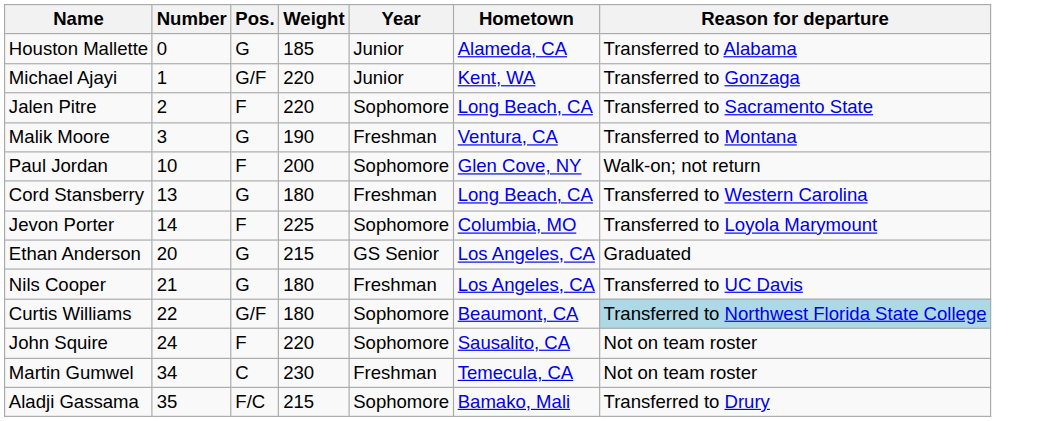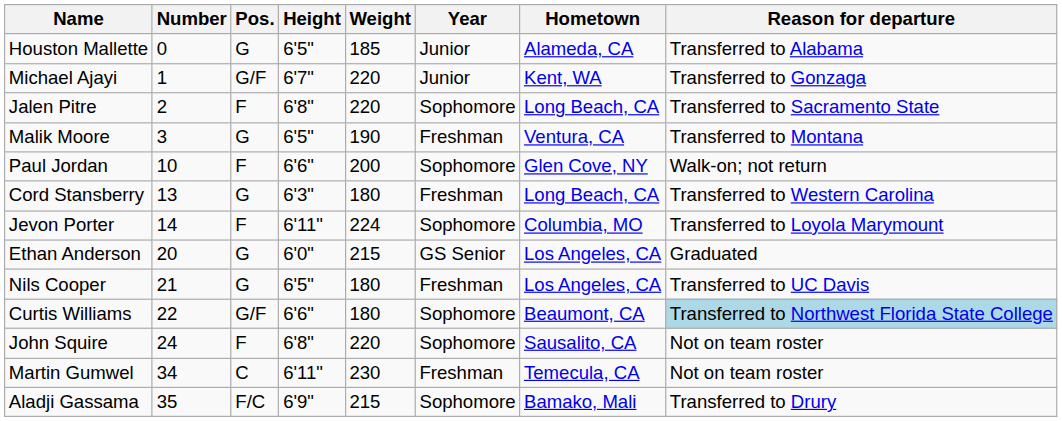+ column: (312, 19)
(299, 225) 225 -> (365, 225) 224
